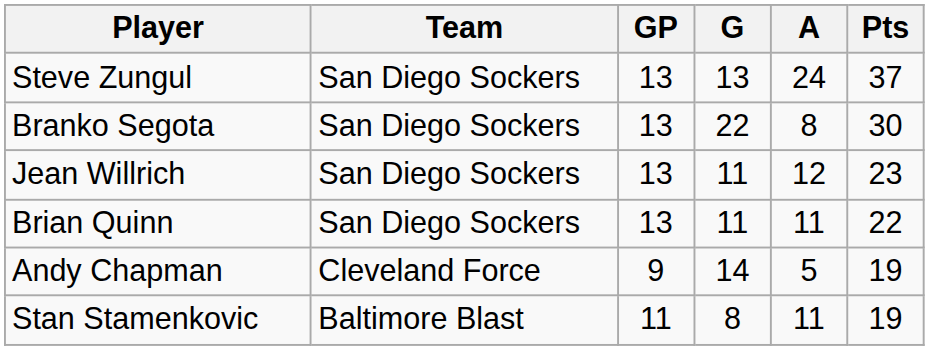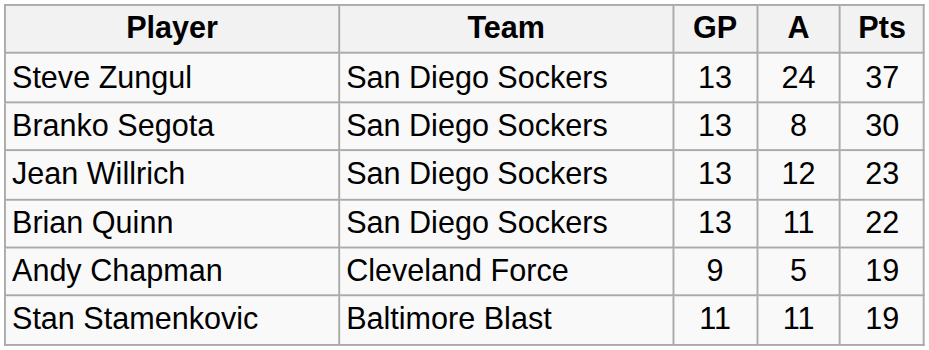- column: (732, 28)
